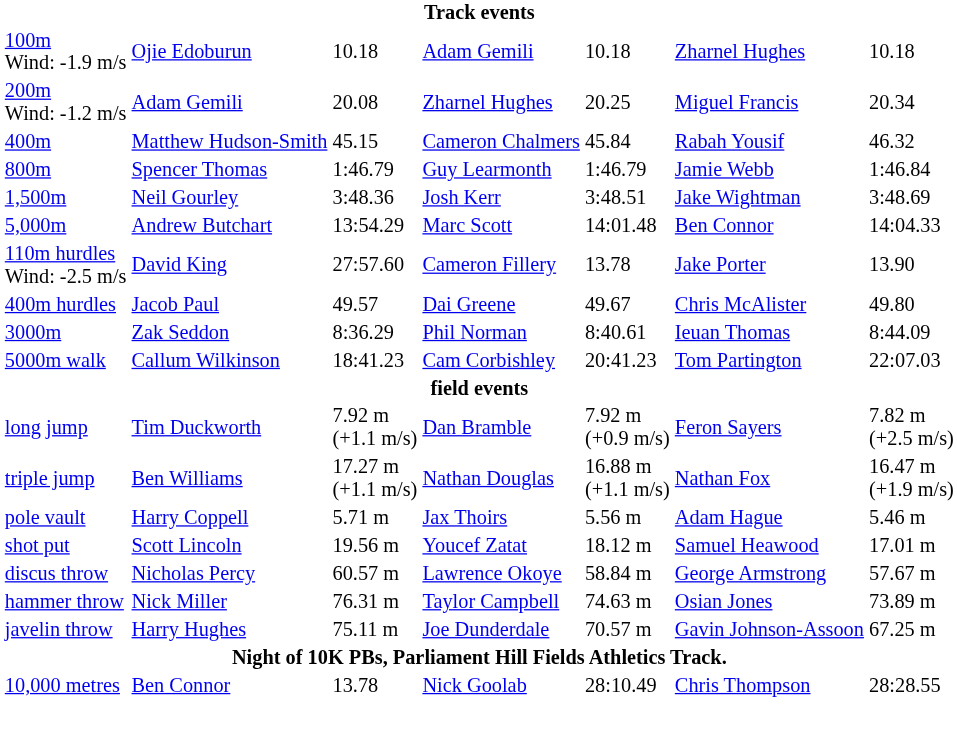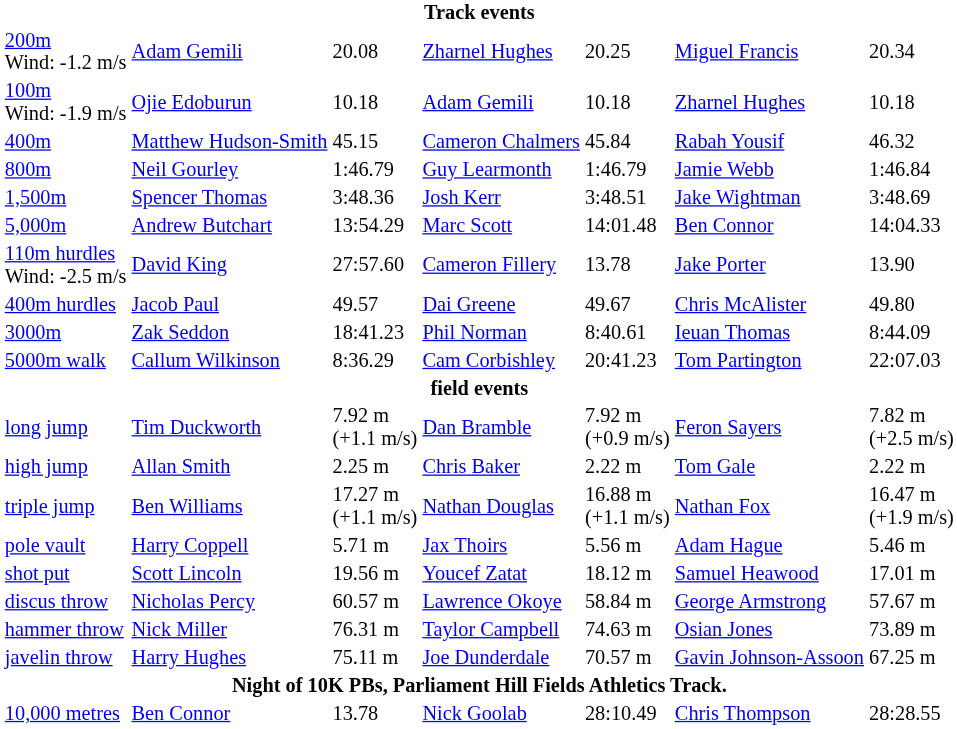rows swapped: (66, 51) <-> (66, 102)
(199, 169) Spencer Thomas -> (185, 169) Neil Gourley
(185, 197) Neil Gourley -> (199, 197) Spencer Thomas
(363, 332) 8:36.29 -> (368, 332) 18:41.23
(368, 360) 18:41.23 -> (363, 360) 8:36.29
+ row: (46, 466)
